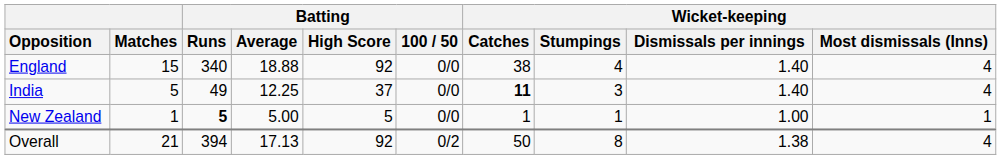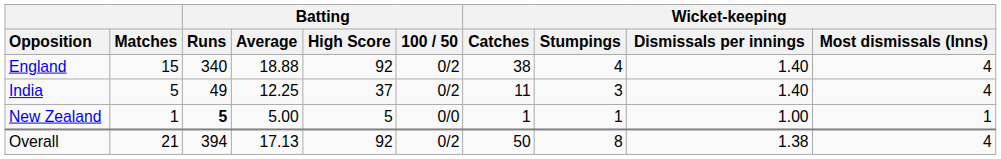(449, 66) 0/0 -> (449, 66) 0/2
(449, 91) 0/0 -> (449, 91) 0/2
(522, 91) bold -> (523, 91) normal
